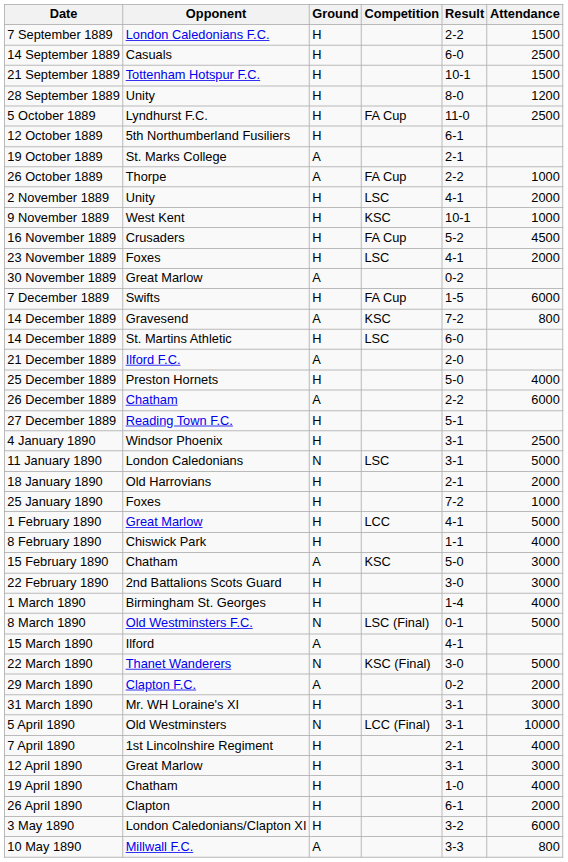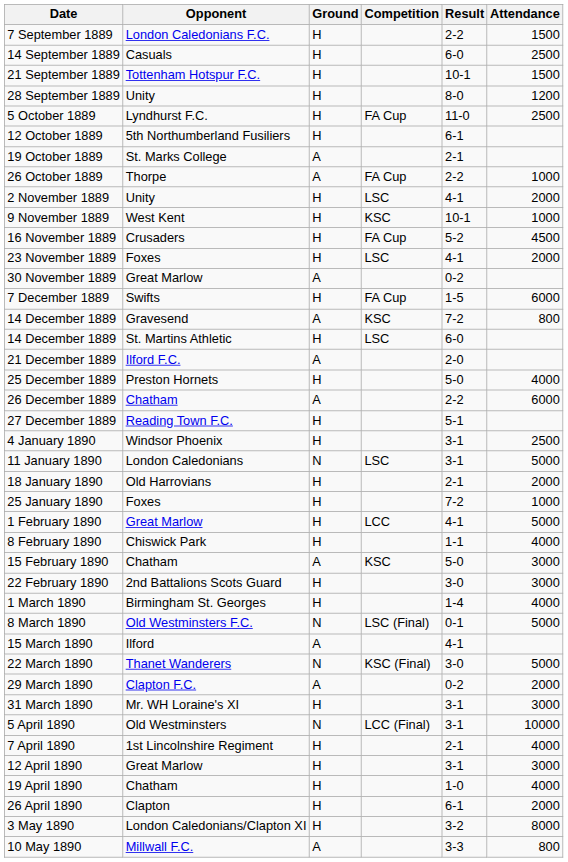(546, 826) 6000 -> (546, 826) 8000
